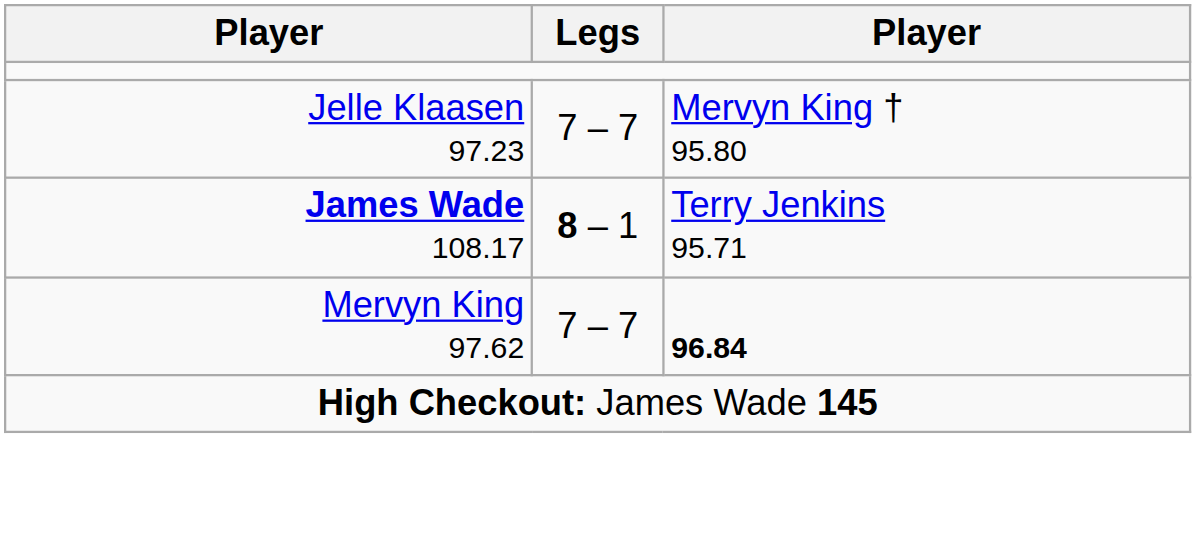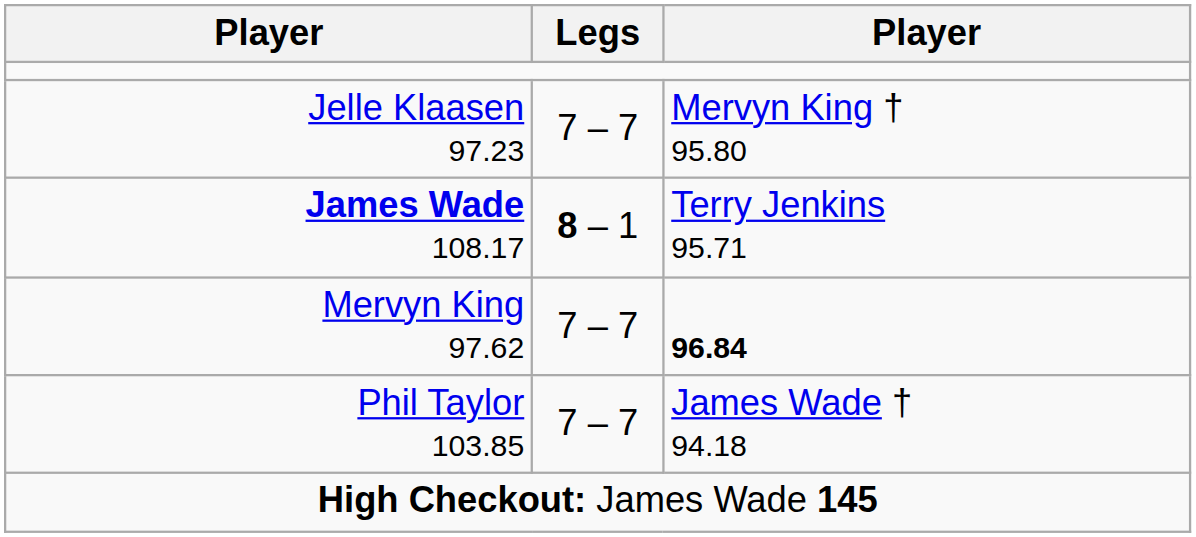+ row: (441, 423)
